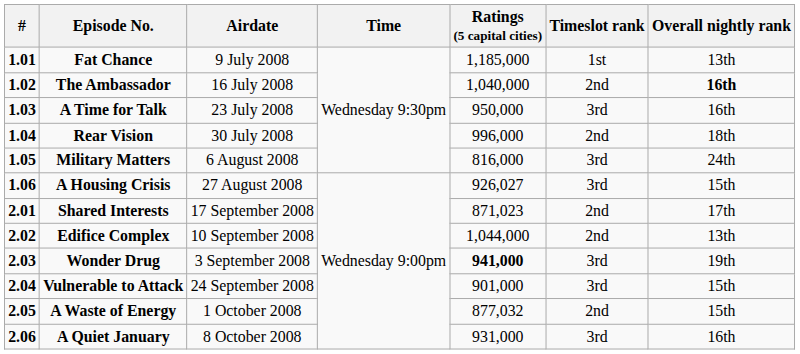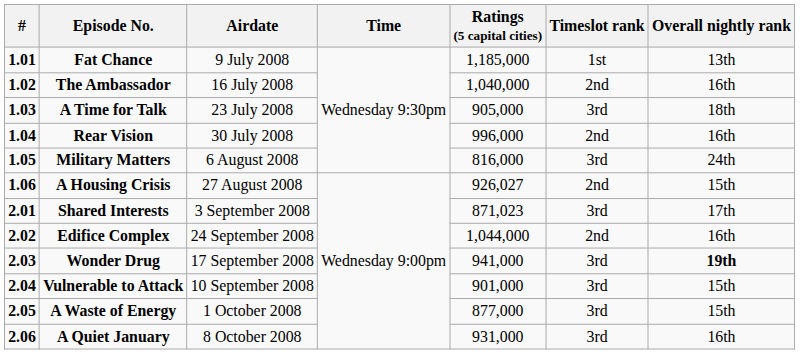(721, 85) bold -> (721, 85) normal
(498, 110) 950,000 -> (498, 110) 905,000
(721, 110) 16th -> (721, 110) 18th
(721, 135) 18th -> (721, 135) 16th
(597, 185) 3rd -> (597, 185) 2nd
(252, 210) 17 September 2008 -> (252, 210) 3 September 2008
(597, 210) 2nd -> (597, 210) 3rd
(252, 235) 10 September 2008 -> (252, 235) 24 September 2008
(721, 235) 13th -> (721, 235) 16th
(252, 260) 3 September 2008 -> (252, 260) 17 September 2008
(498, 260) bold -> (498, 260) normal
(721, 260) normal -> (721, 260) bold
(252, 286) 24 September 2008 -> (252, 286) 10 September 2008
(498, 311) 877,032 -> (498, 311) 877,000
(597, 311) 2nd -> (597, 311) 3rd
